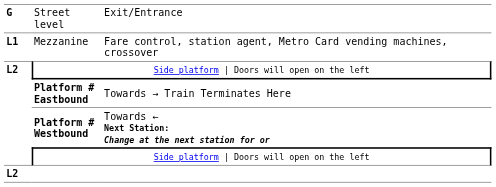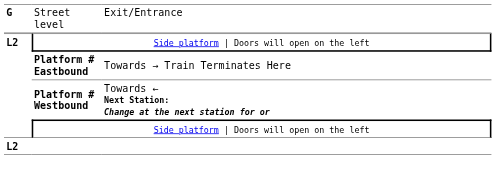- row: (61, 41)
